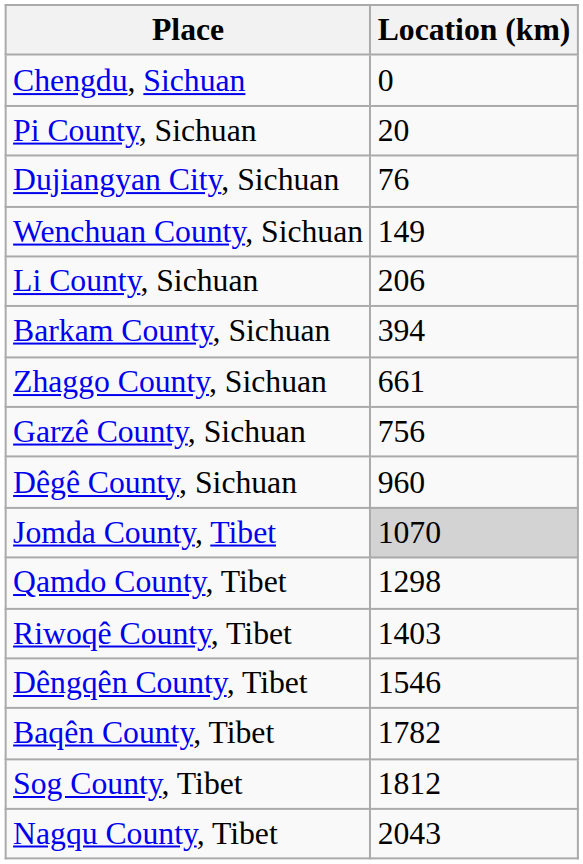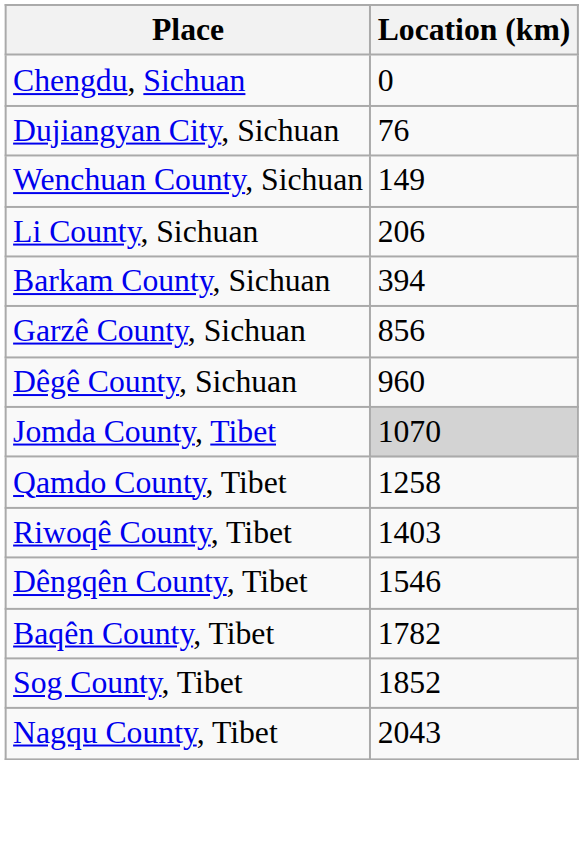- row: (135, 130)
- row: (170, 381)
(401, 431) 756 -> (401, 331) 856
(409, 582) 1298 -> (409, 481) 1258
(409, 783) 1812 -> (409, 682) 1852
